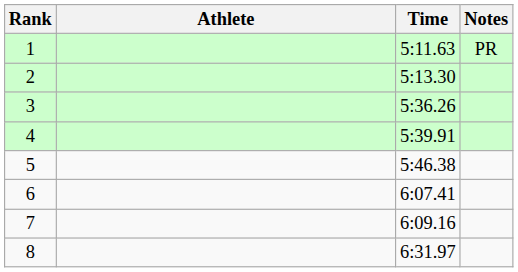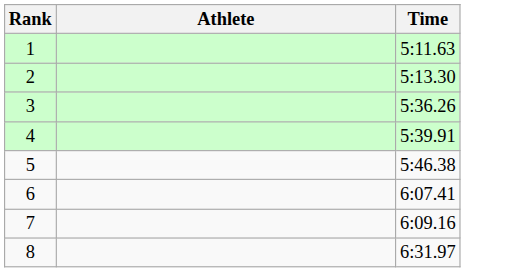- column: (486, 19)
